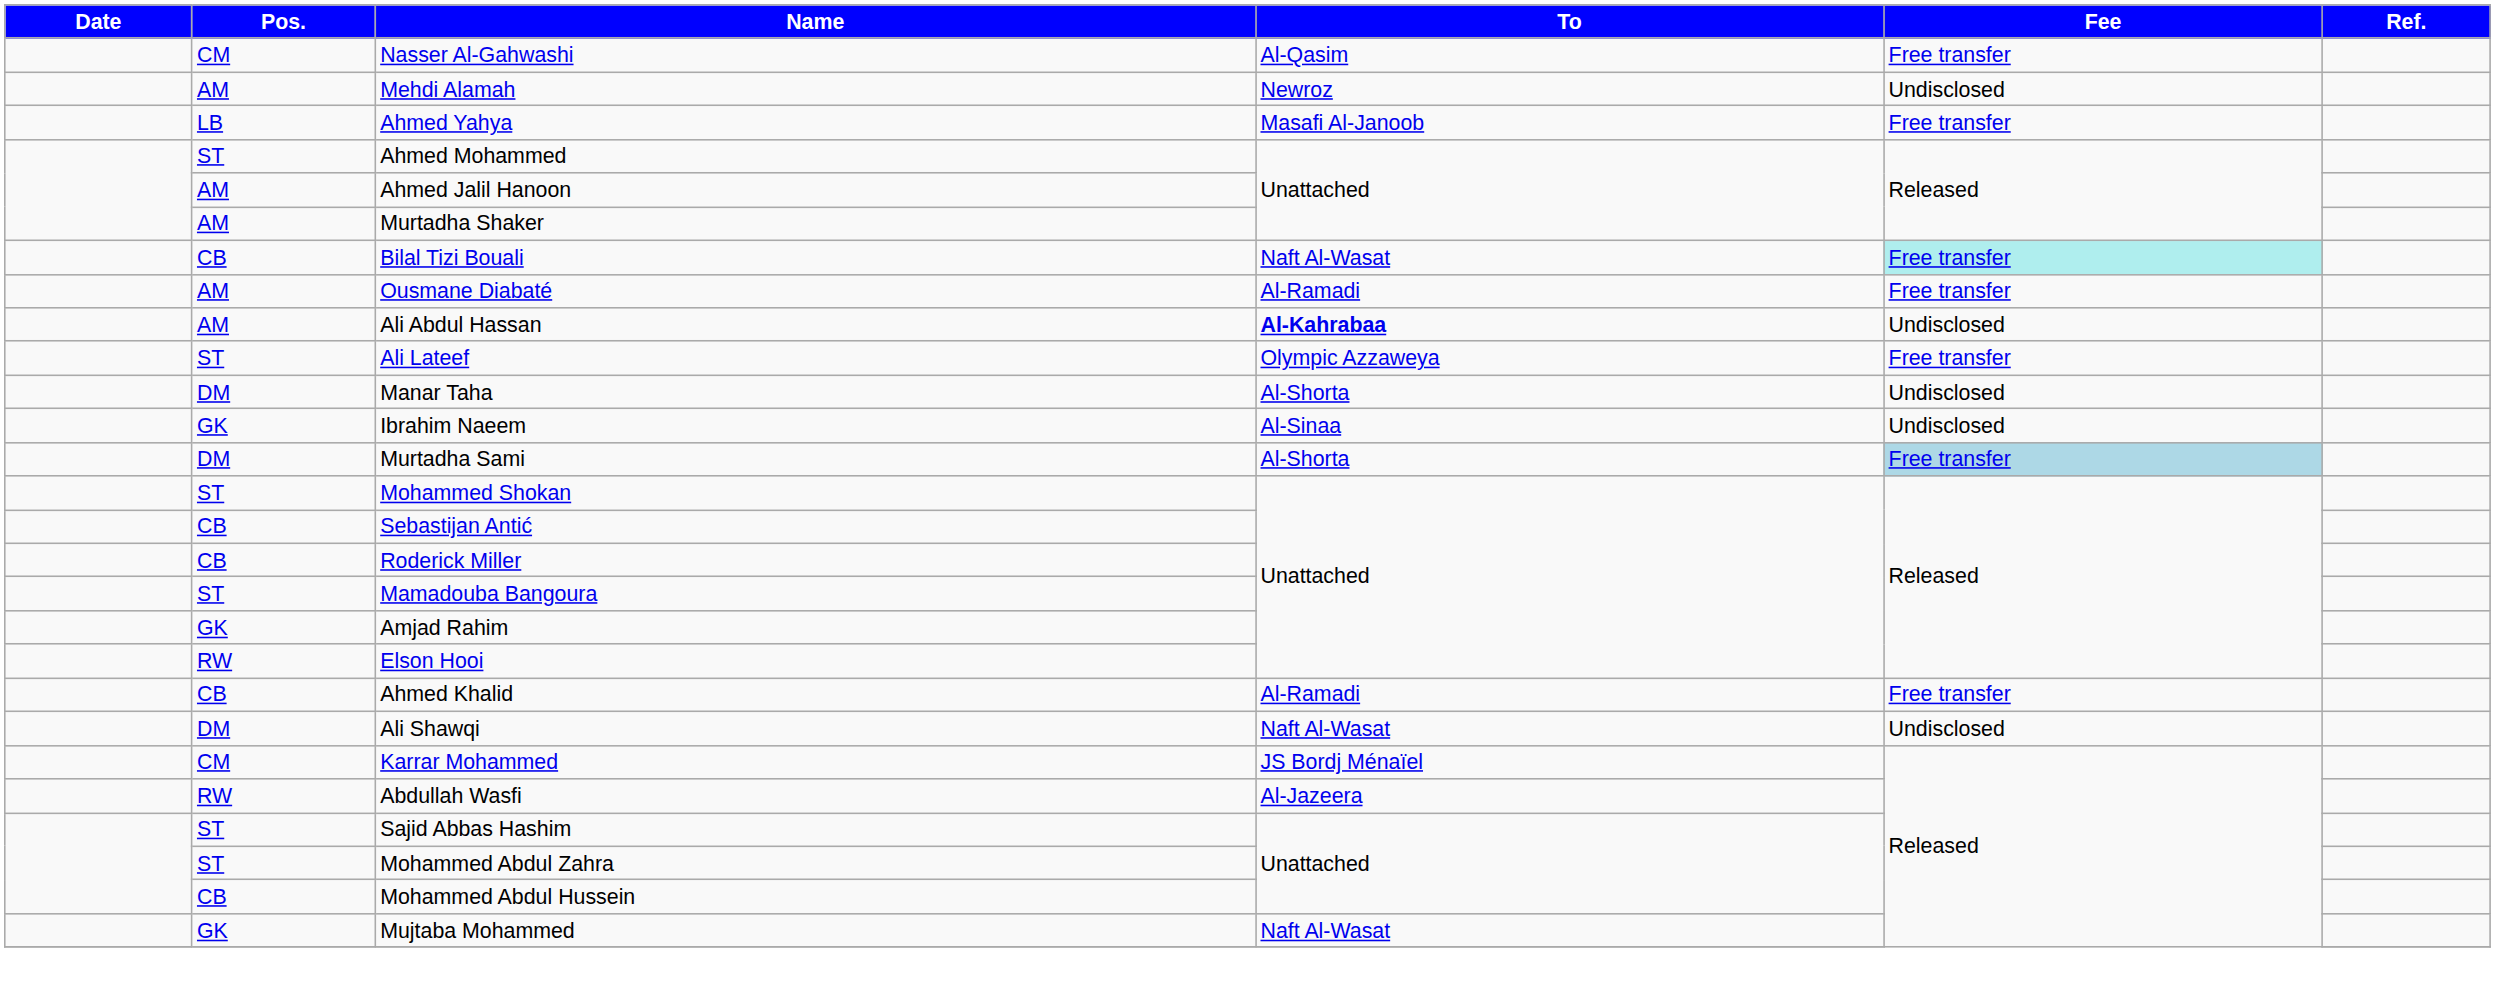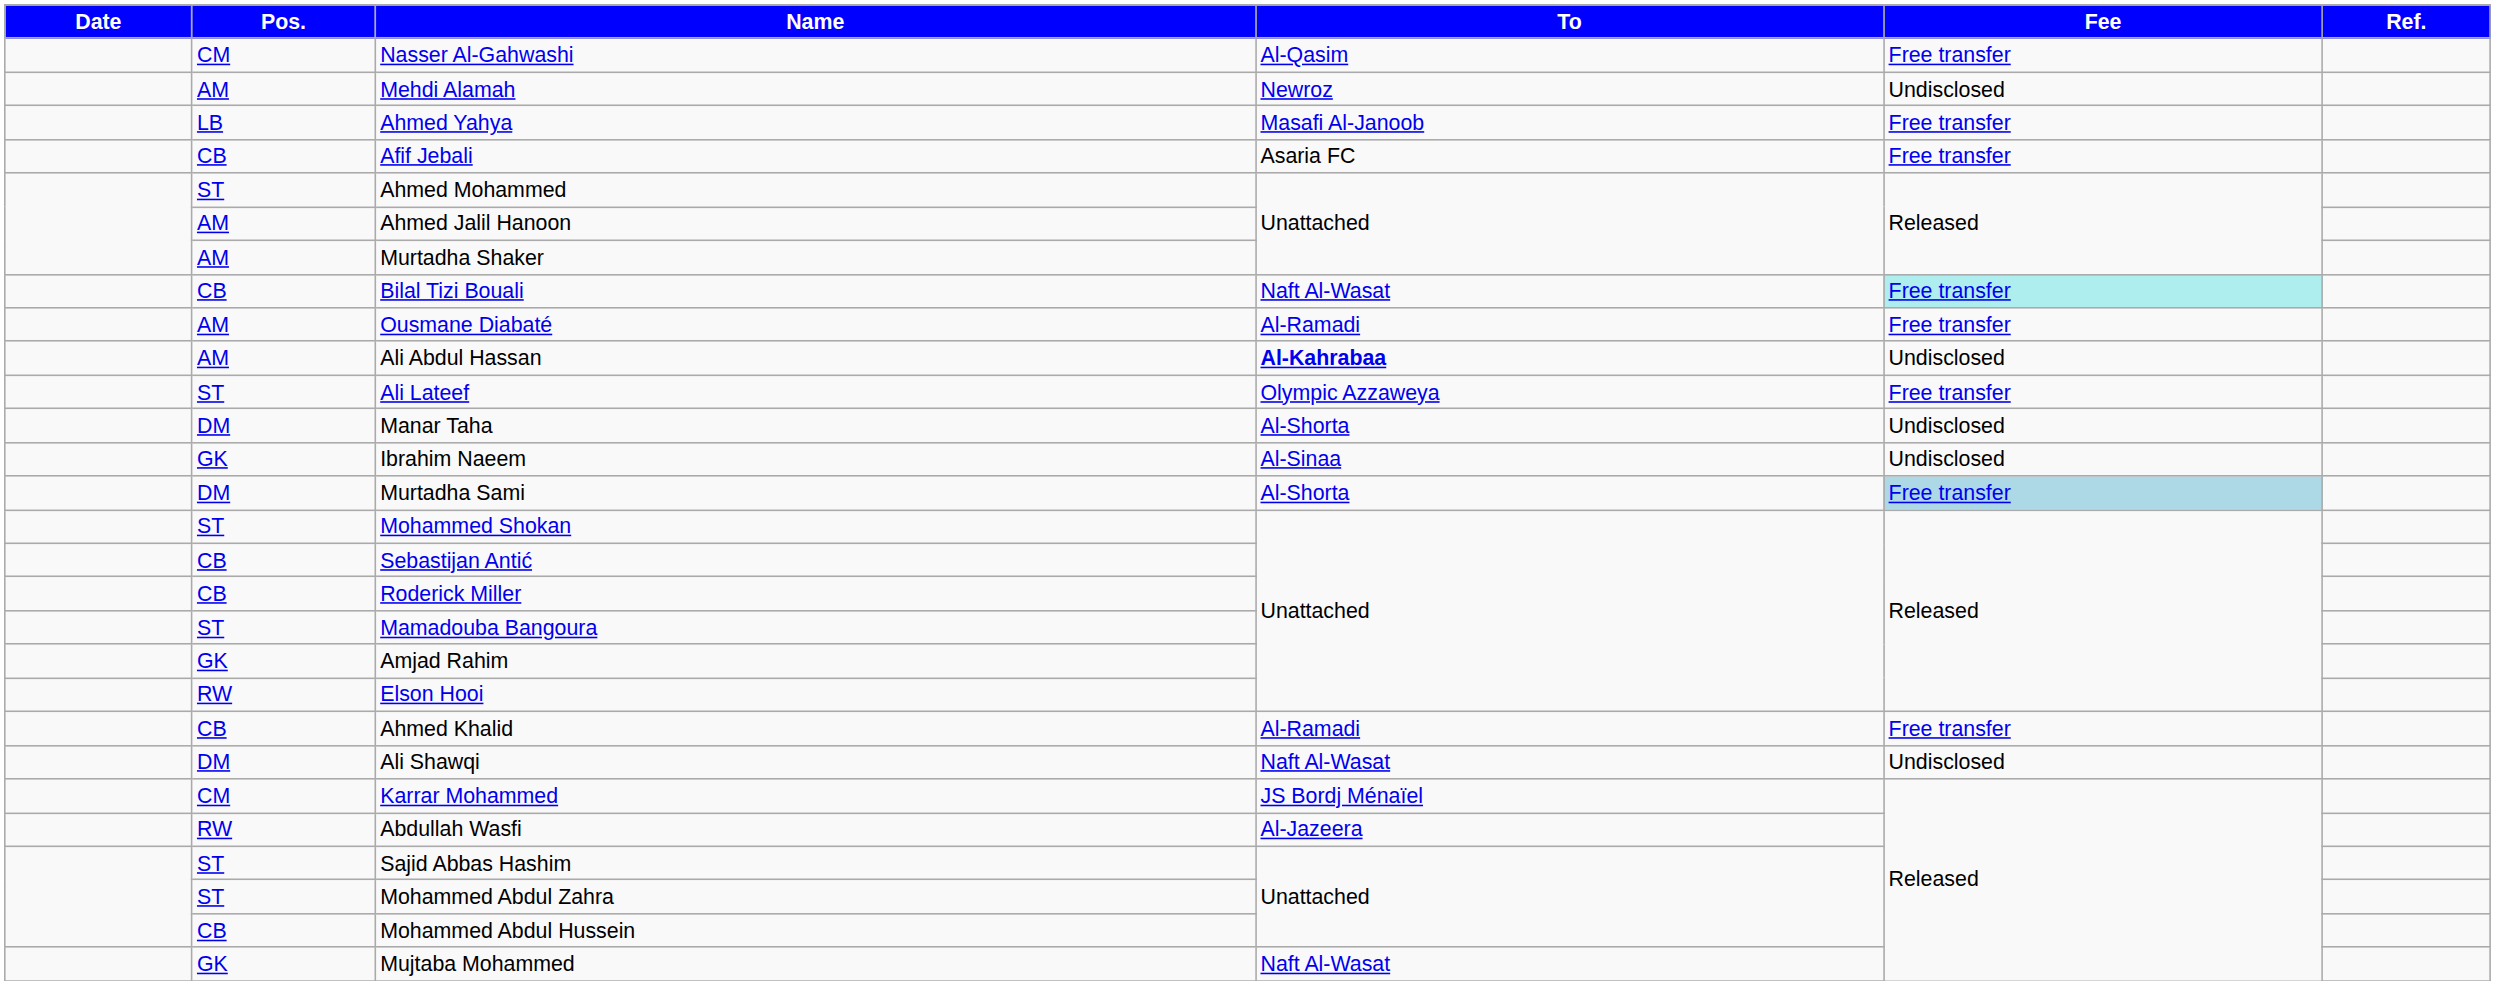+ row: (426, 156)
